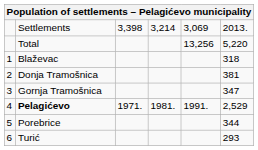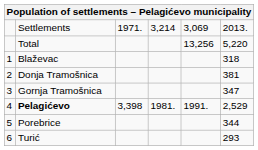(130, 28) 3,398 -> (130, 28) 1971.
(130, 106) 1971. -> (130, 106) 3,398
